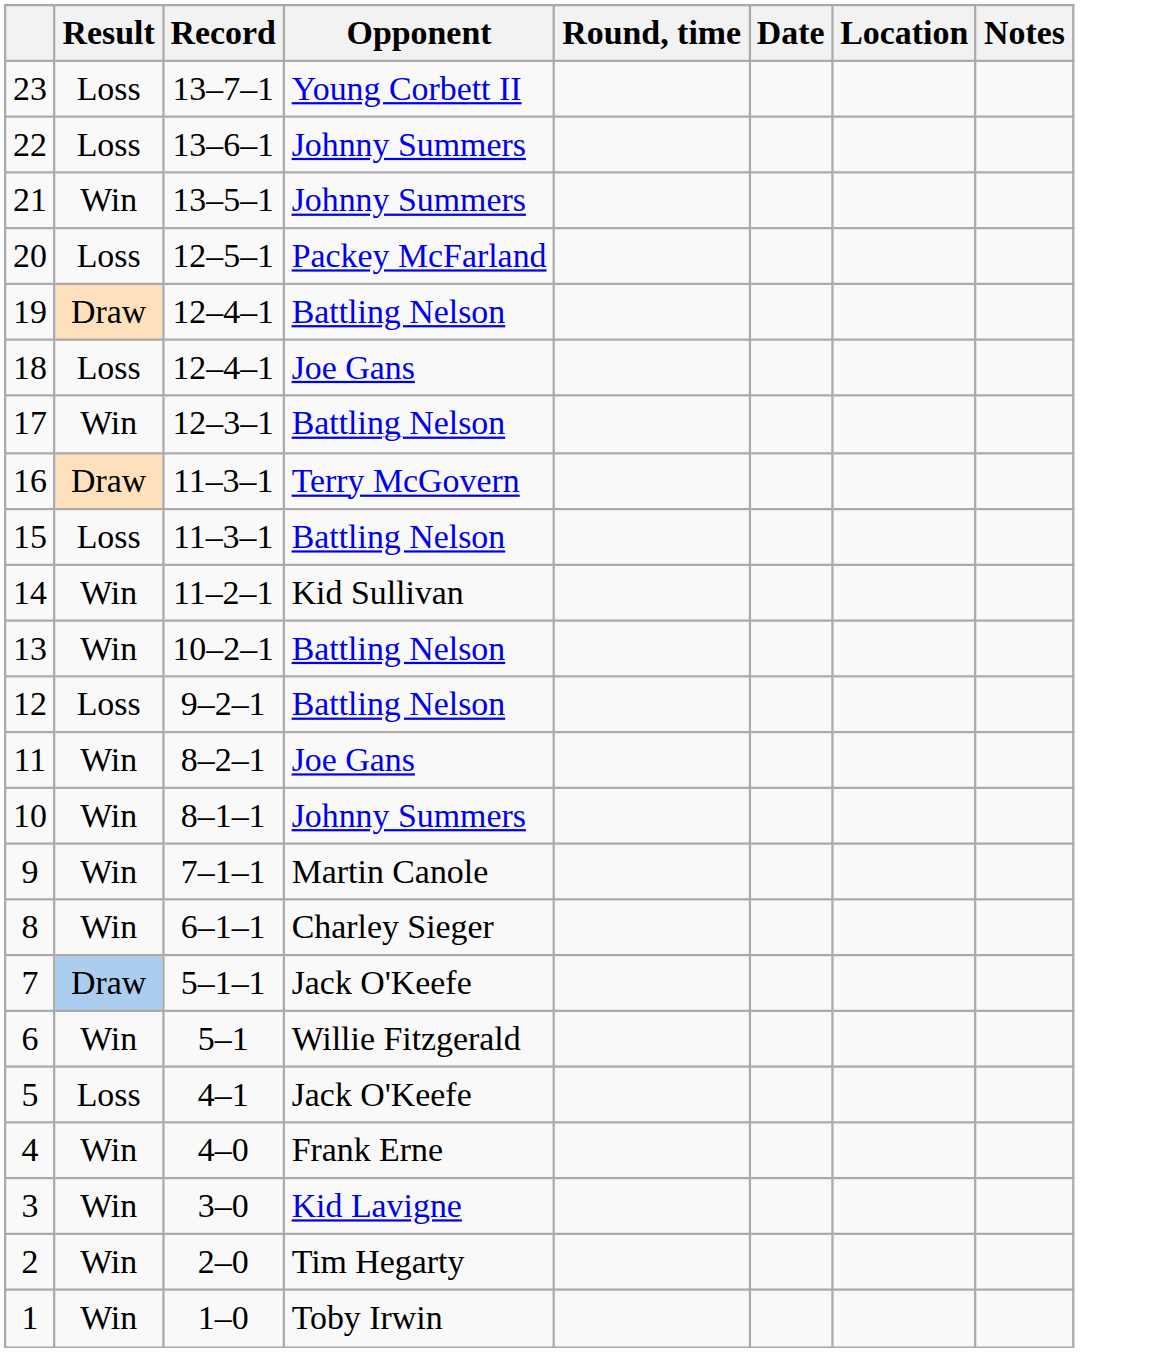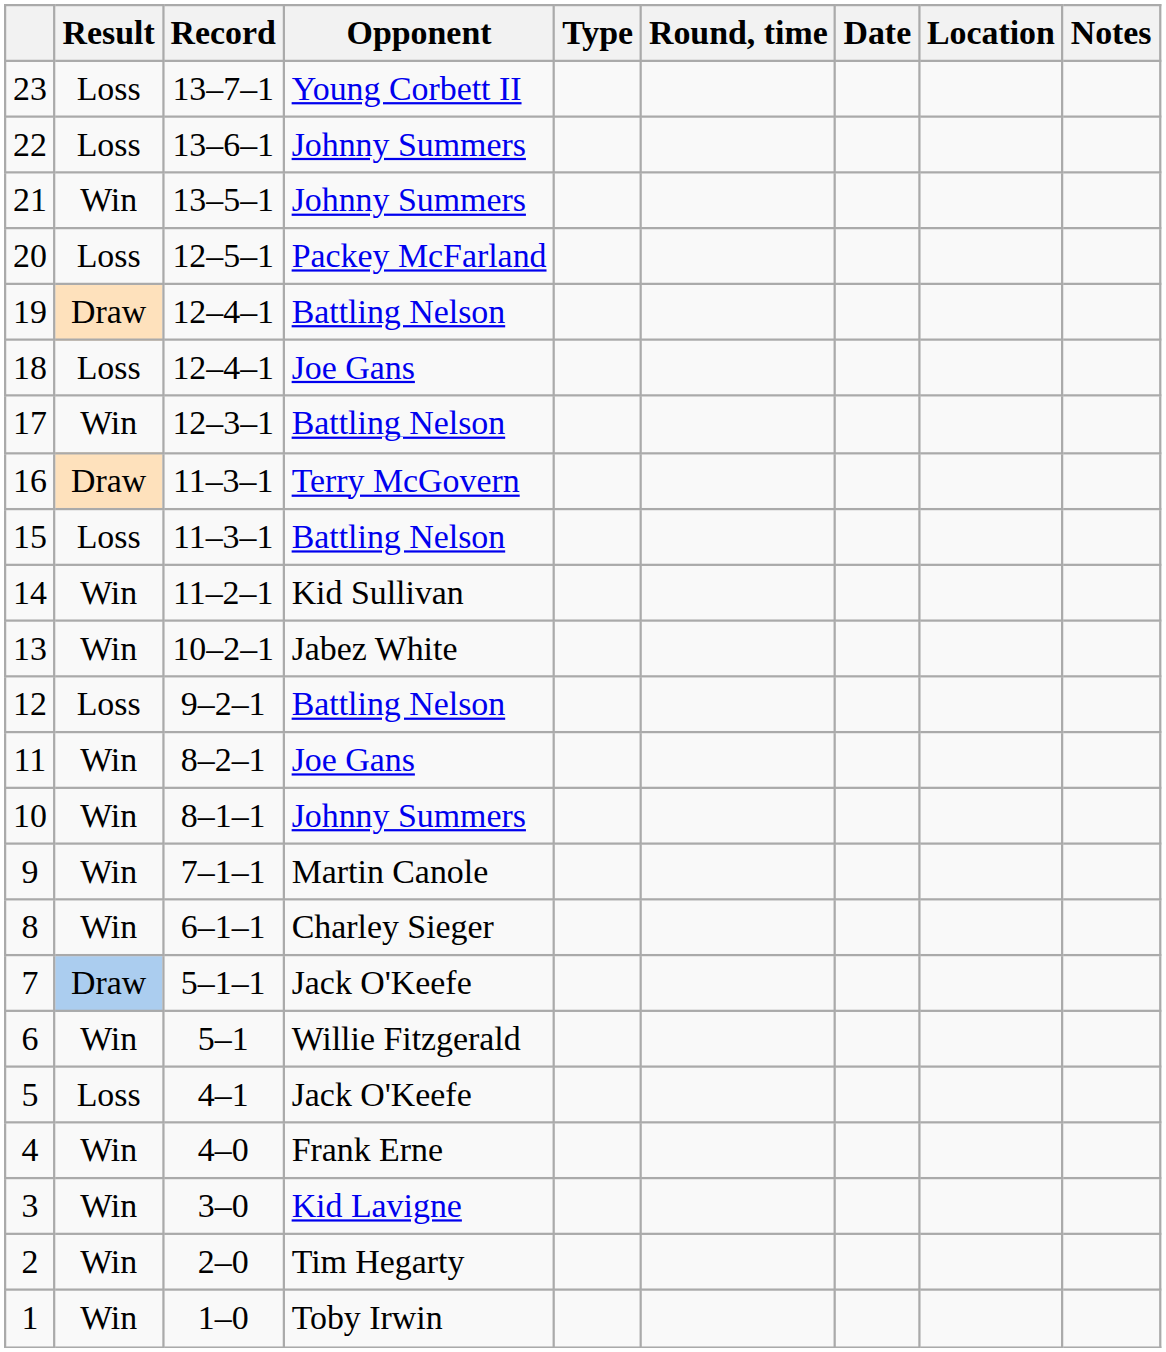+ column: (598, 32)
(398, 647) Battling Nelson -> (375, 647) Jabez White
